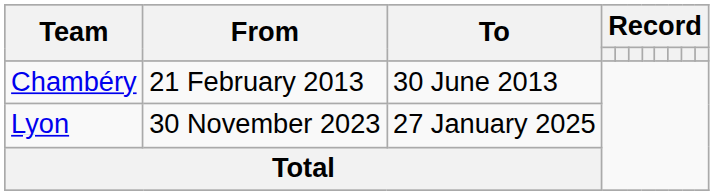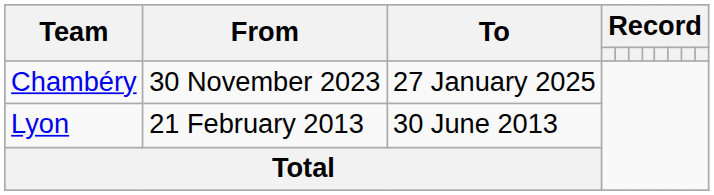(257, 81) 21 February 2013 -> (265, 81) 30 November 2023
(475, 81) 30 June 2013 -> (494, 81) 27 January 2025
(265, 124) 30 November 2023 -> (257, 124) 21 February 2013
(494, 124) 27 January 2025 -> (475, 124) 30 June 2013
